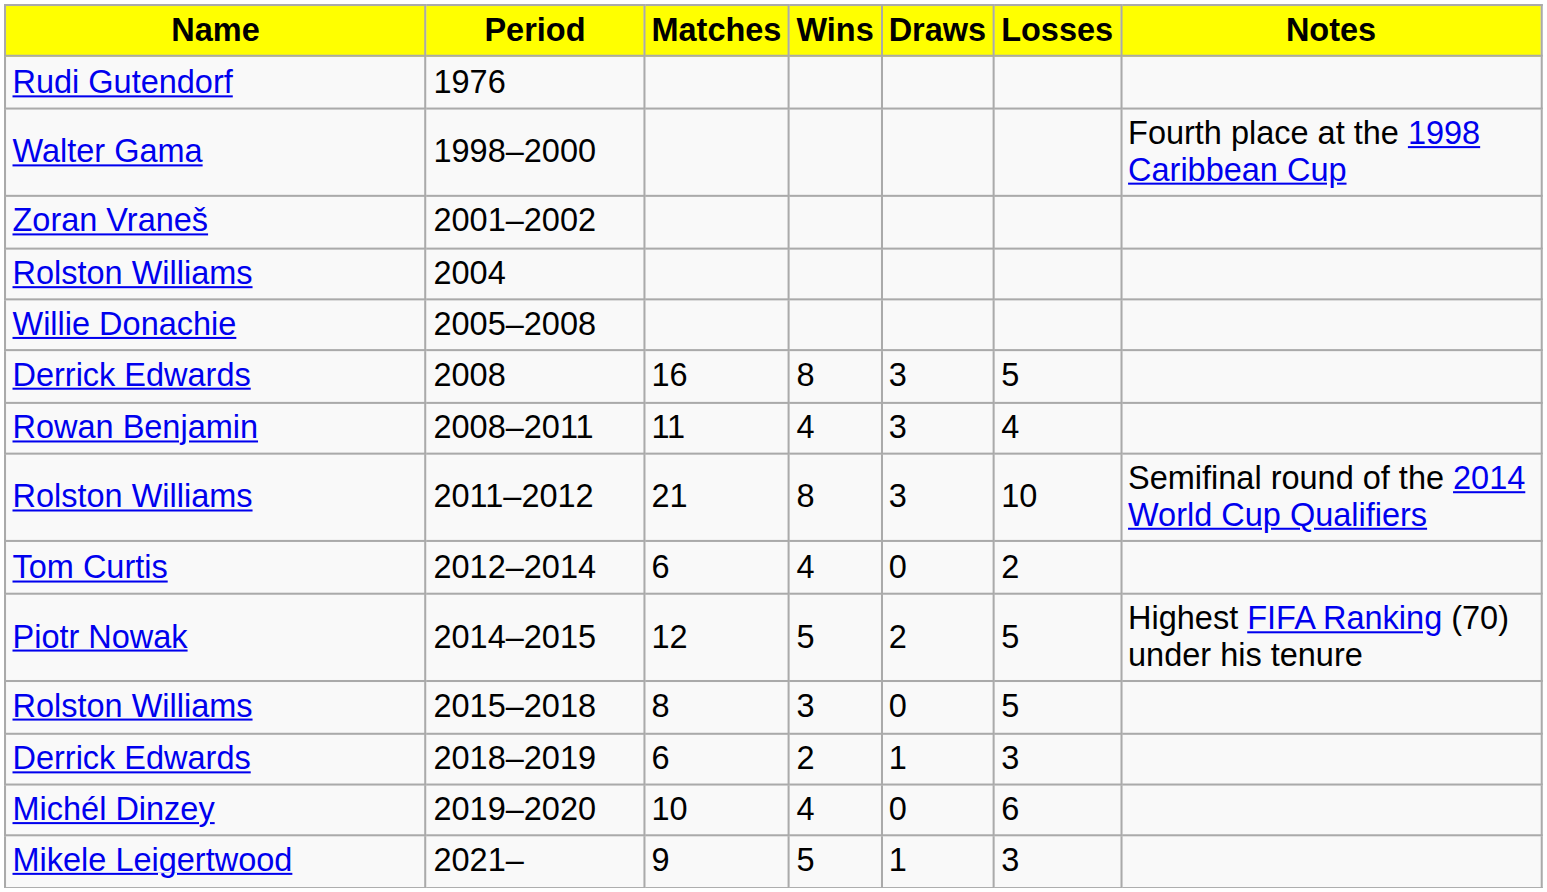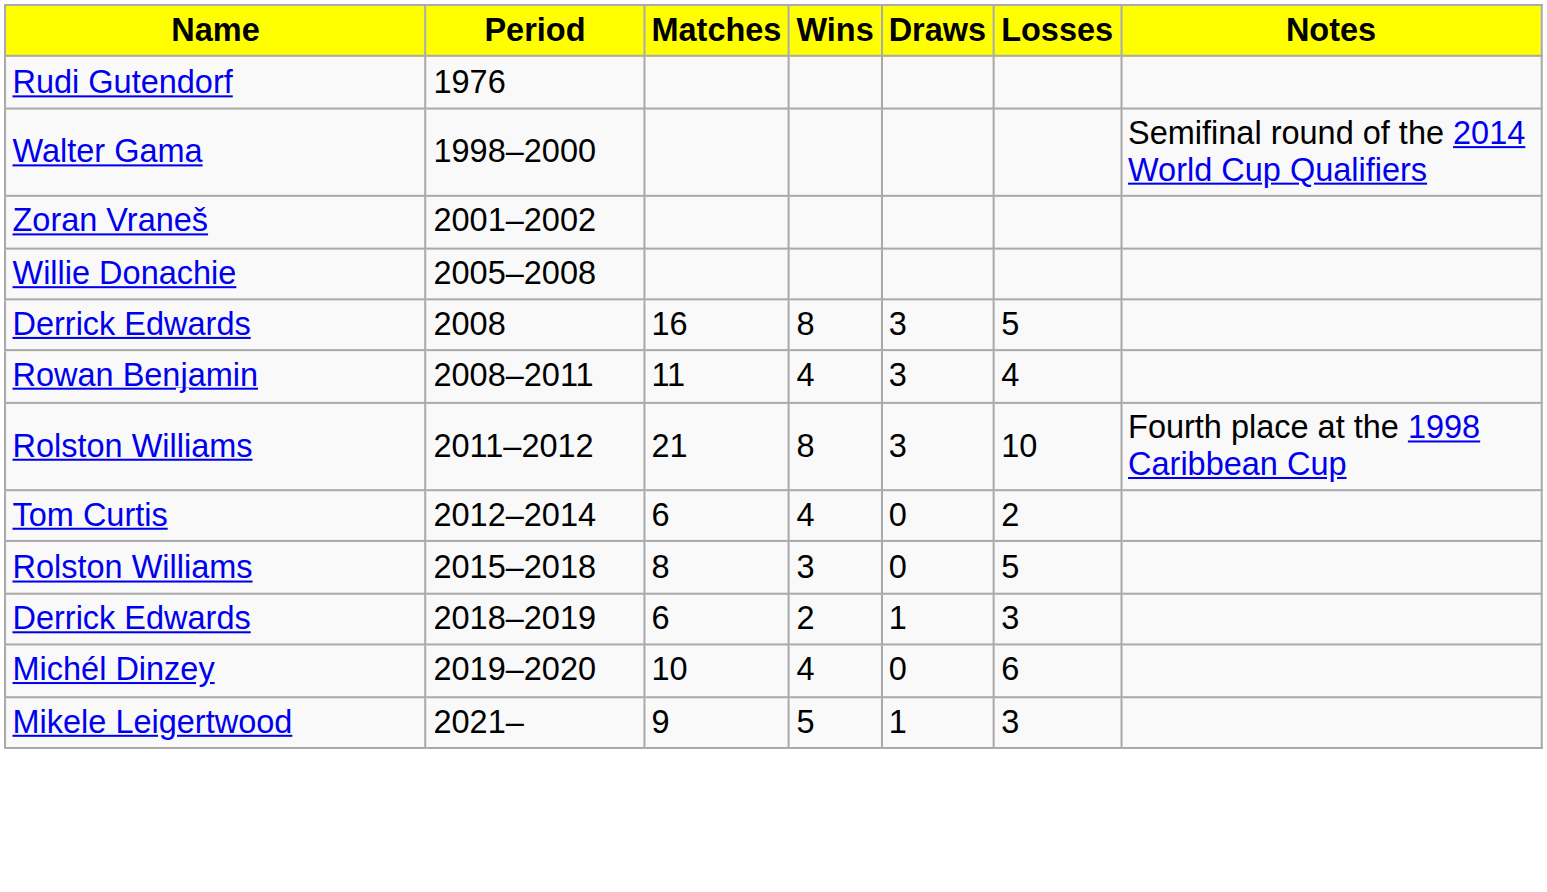(1304, 151) Fourth place at the 1998 Caribbean Cup -> (1327, 151) Semifinal round of the 2014 World Cup Qualifiers
- row: (470, 272)
(1327, 497) Semifinal round of the 2014 World Cup Qualifiers -> (1304, 445) Fourth place at the 1998 Caribbean Cup
- row: (515, 636)
